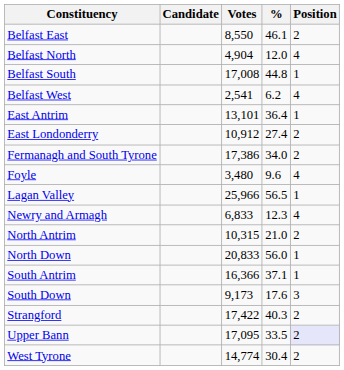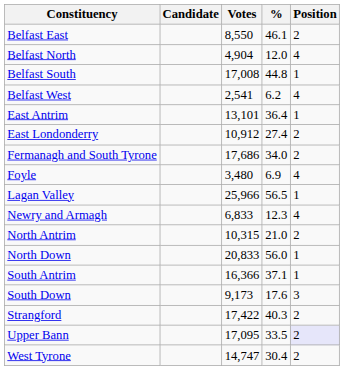(242, 154) 17,386 -> (242, 154) 17,686
(273, 174) 9.6 -> (273, 174) 6.9
(242, 355) 14,774 -> (242, 355) 14,747
